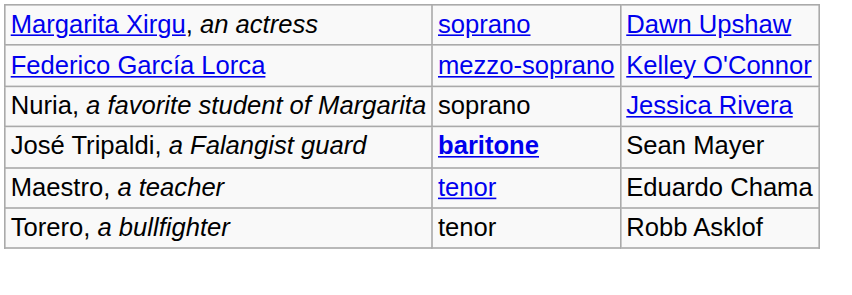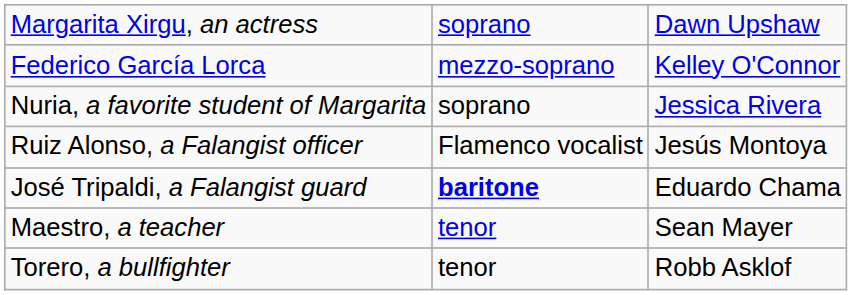+ row: (186, 146)
(695, 146) Sean Mayer -> (748, 187) Eduardo Chama
(719, 187) Eduardo Chama -> (724, 227) Sean Mayer
